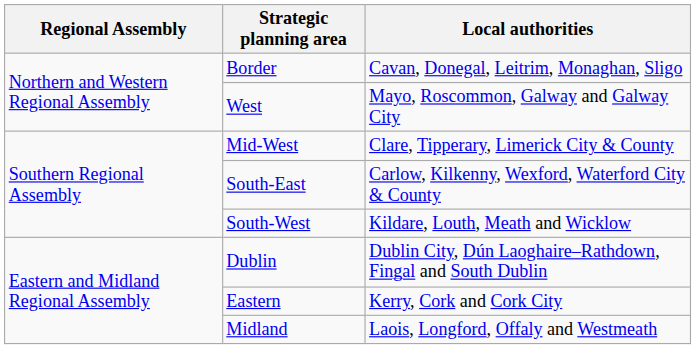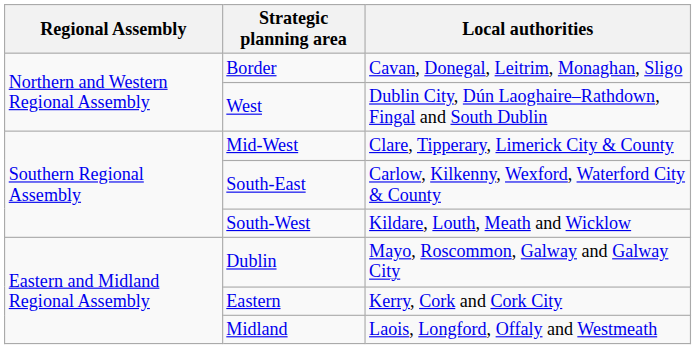(519, 106) Mayo, Roscommon, Galway and Galway City -> (514, 106) Dublin City, Dún Laoghaire–Rathdown, Fingal and South Dublin
(514, 262) Dublin City, Dún Laoghaire–Rathdown, Fingal and South Dublin -> (519, 262) Mayo, Roscommon, Galway and Galway City
